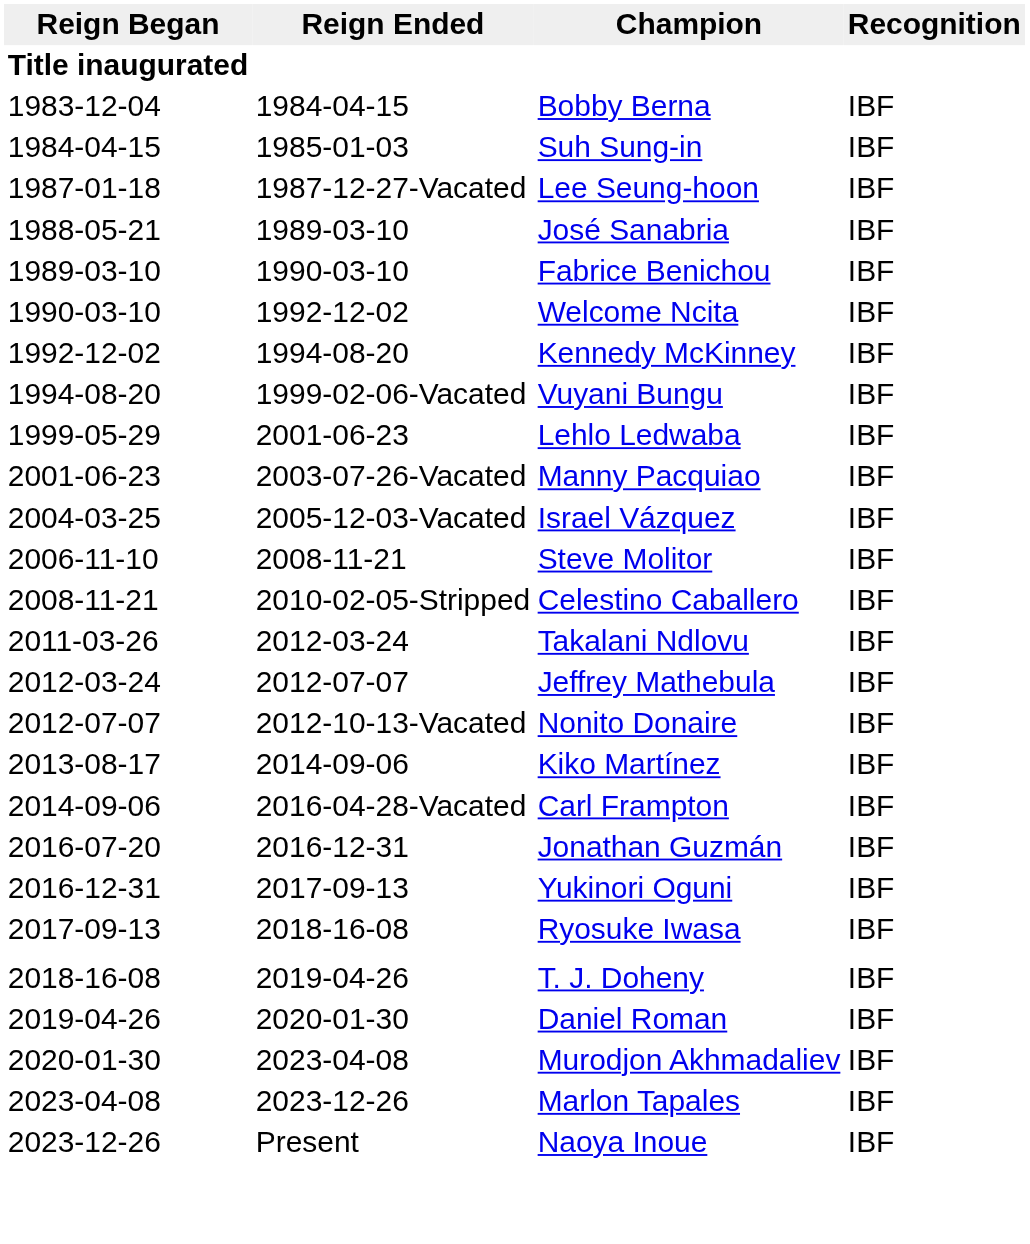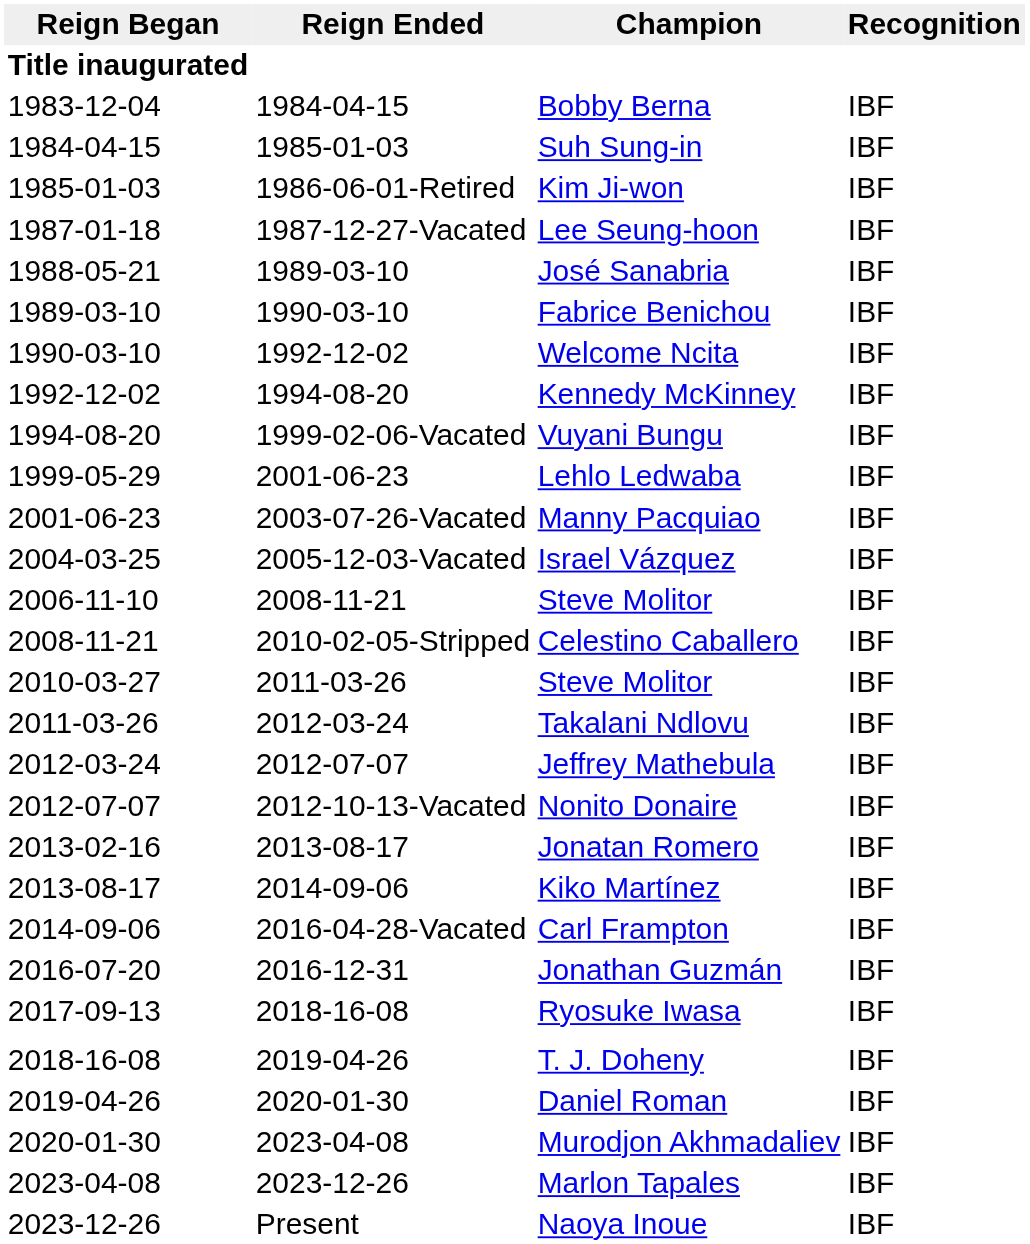+ row: (84, 188)
+ row: (84, 682)
+ row: (84, 846)
- row: (84, 888)
